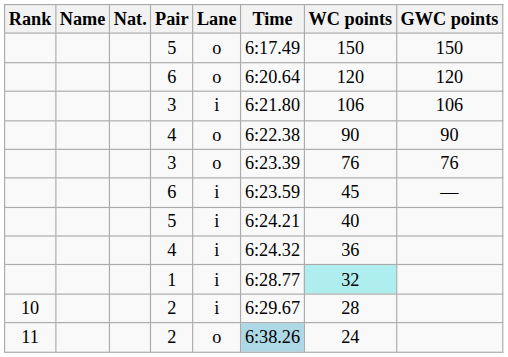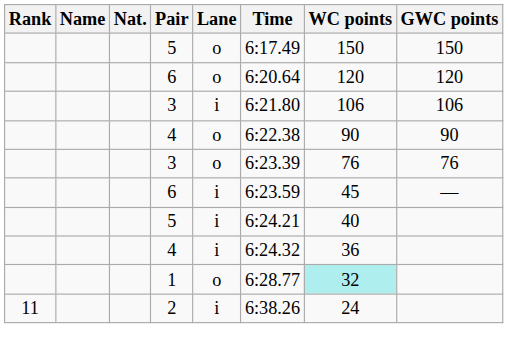(217, 279) i -> (217, 279) o
- row: (30, 308)
(217, 337) o -> (217, 308) i
(272, 337) lightblue background -> (272, 308) no background
